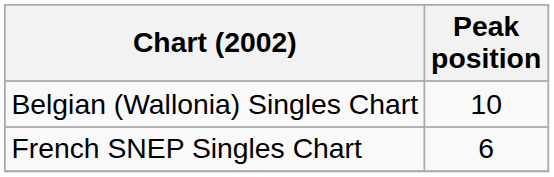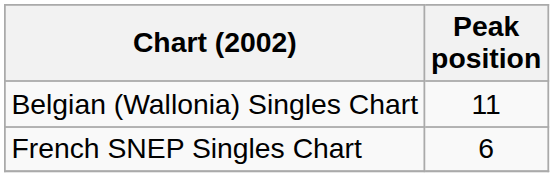(486, 103) 10 -> (486, 103) 11
